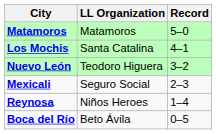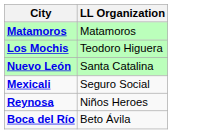- column: (189, 13)
(117, 48) Santa Catalina -> (121, 48) Teodoro Higuera
(121, 66) Teodoro Higuera -> (117, 66) Santa Catalina
